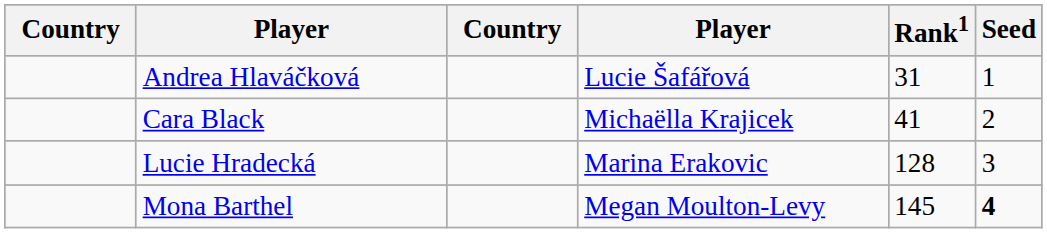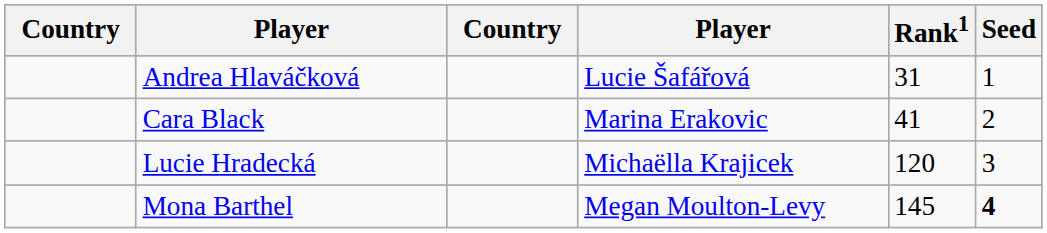(689, 119) Michaëlla Krajicek -> (676, 119) Marina Erakovic
(676, 162) Marina Erakovic -> (689, 162) Michaëlla Krajicek
(915, 162) 128 -> (915, 162) 120
